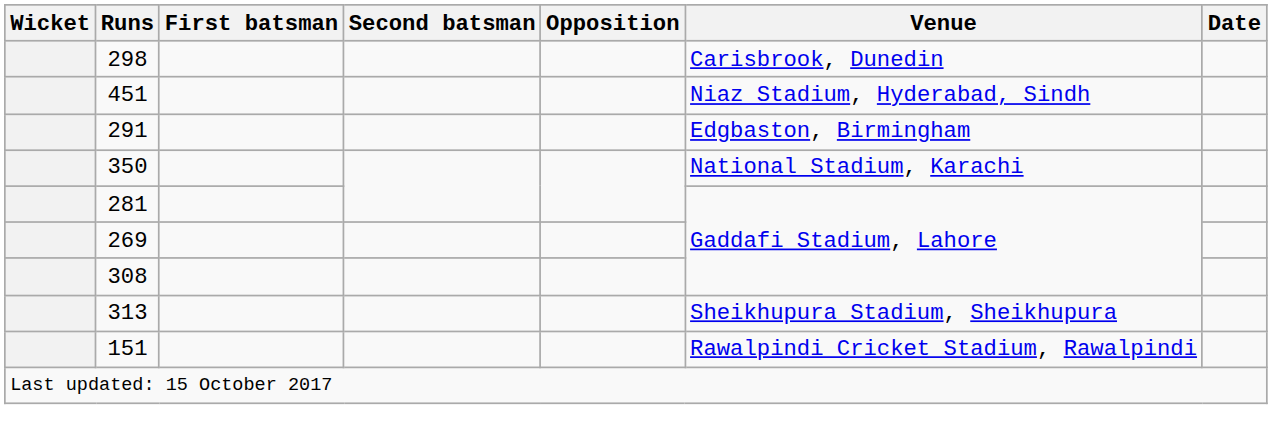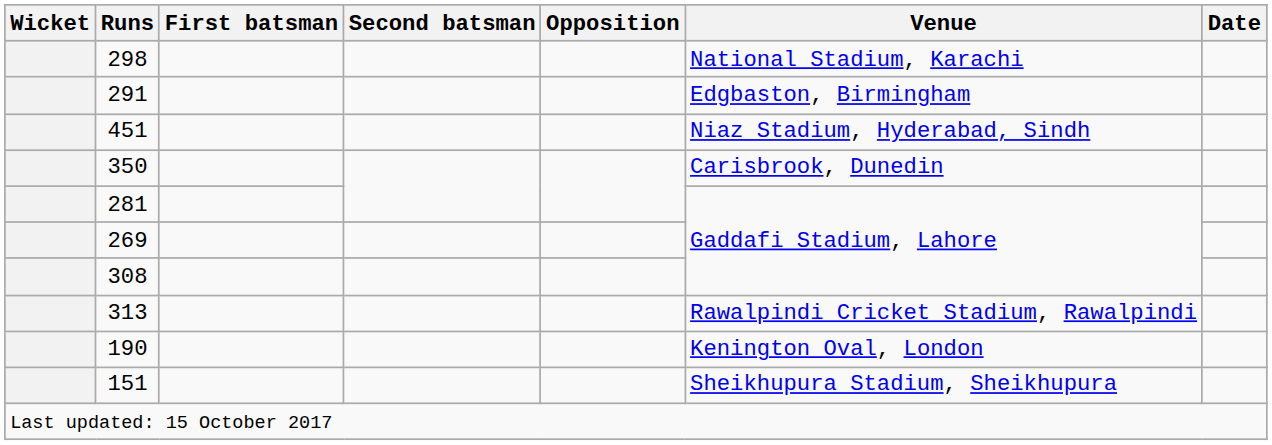(817, 59) Carisbrook, Dunedin -> (857, 59) National Stadium, Karachi
rows swapped: (127, 132) <-> (127, 95)
(857, 168) National Stadium, Karachi -> (817, 168) Carisbrook, Dunedin
(904, 313) Sheikhupura Stadium, Sheikhupura -> (944, 313) Rawalpindi Cricket Stadium, Rawalpindi
+ row: (127, 349)
(944, 349) Rawalpindi Cricket Stadium, Rawalpindi -> (904, 385) Sheikhupura Stadium, Sheikhupura
